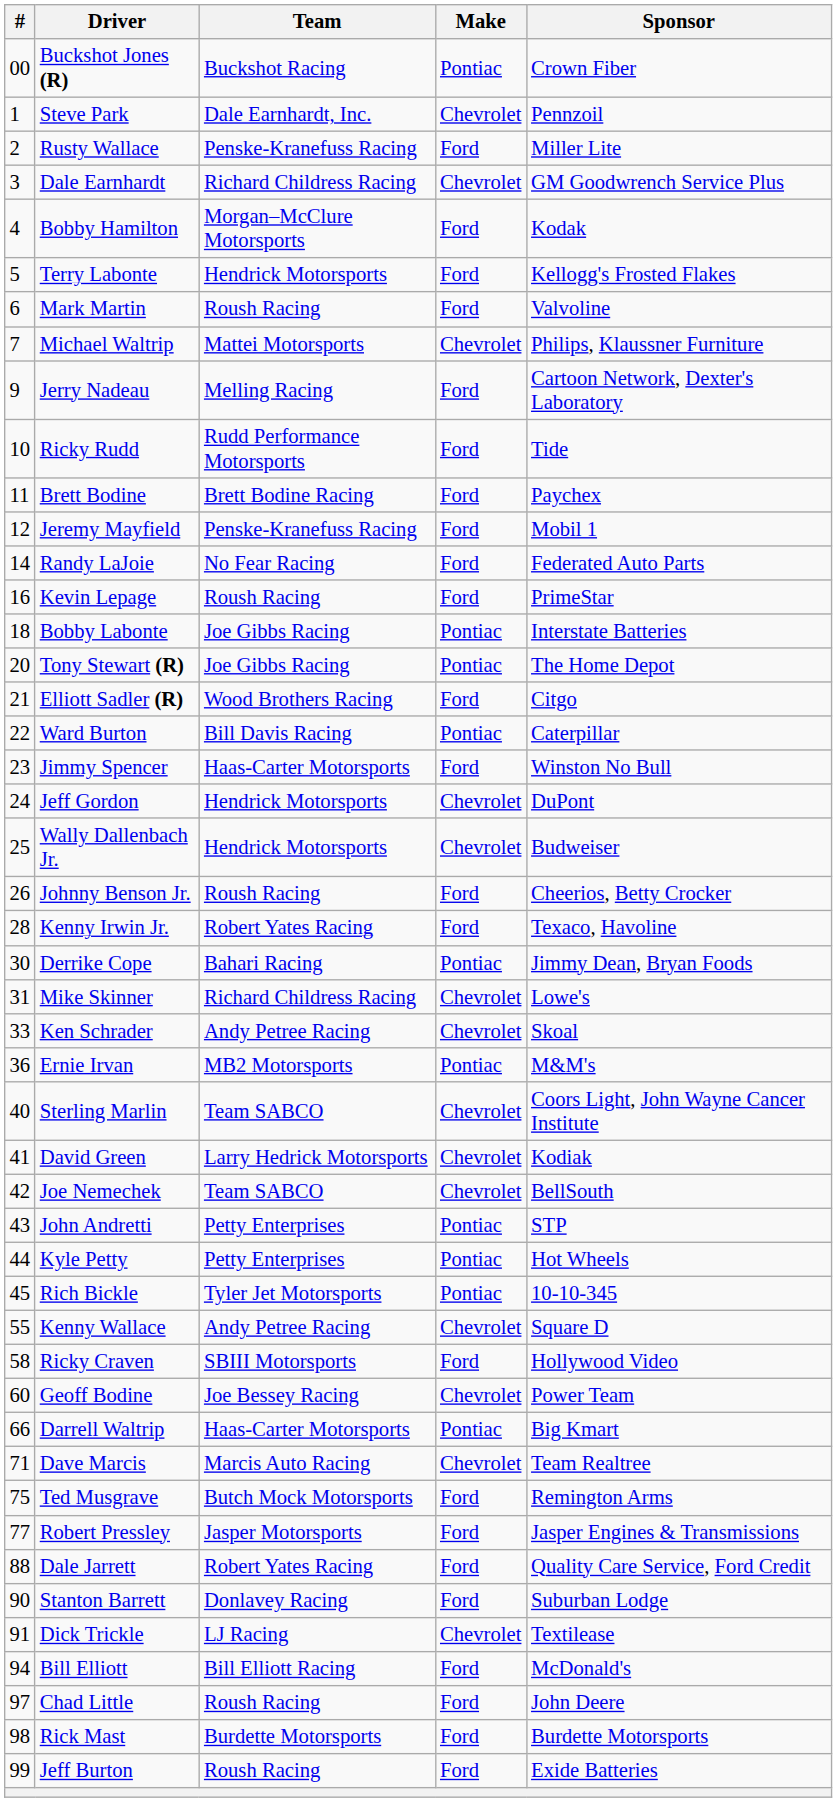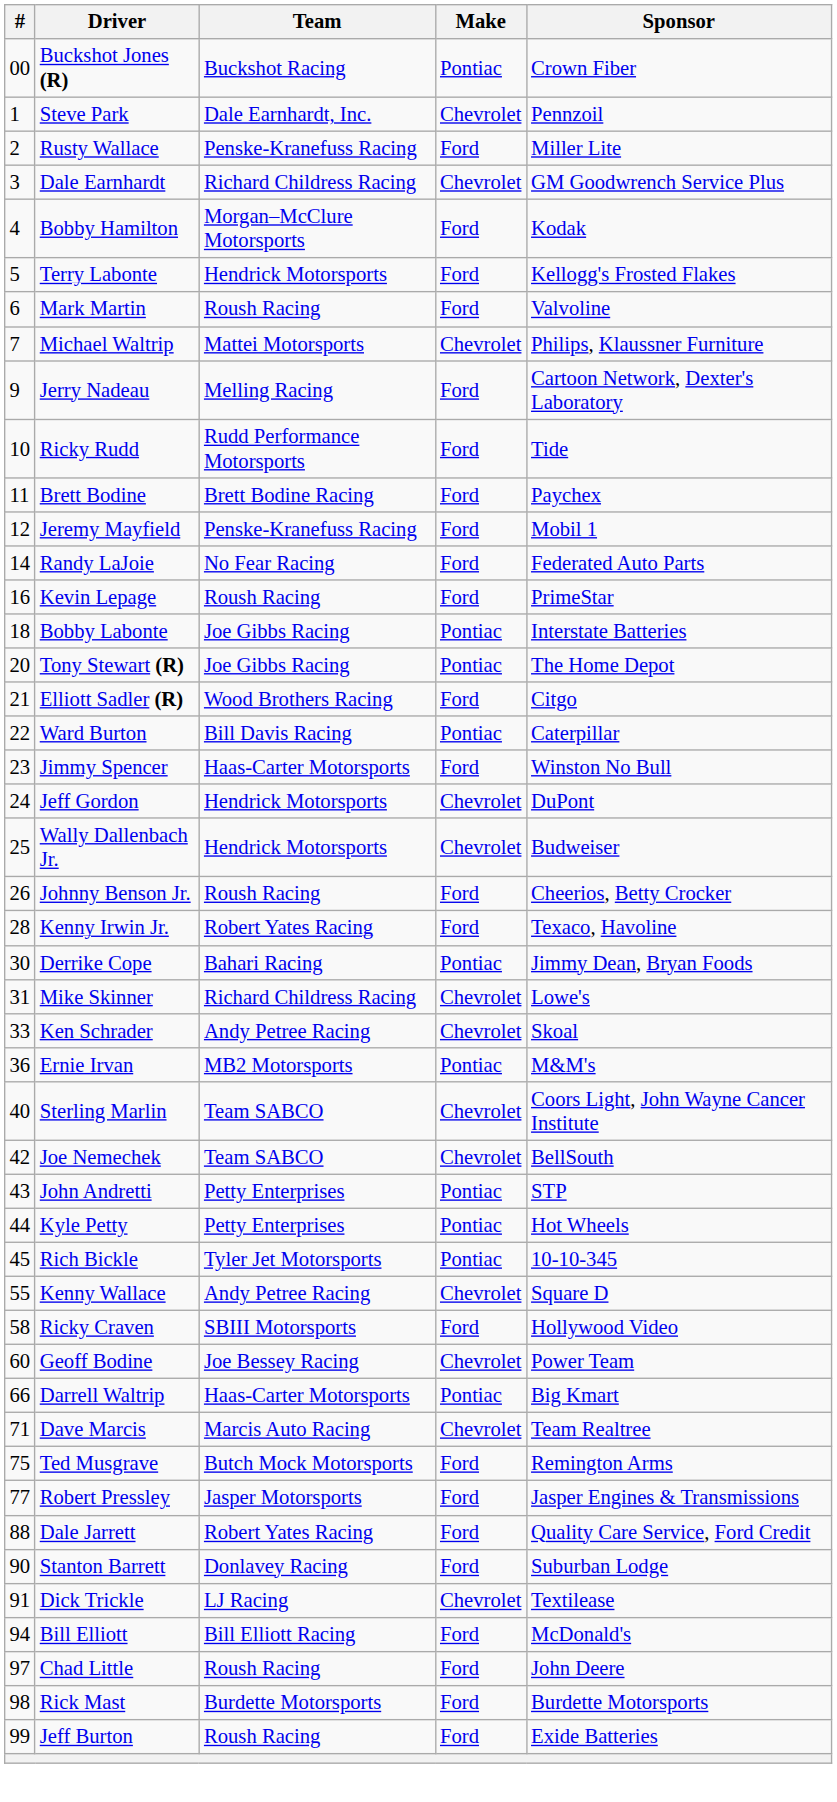- row: (93, 1157)
